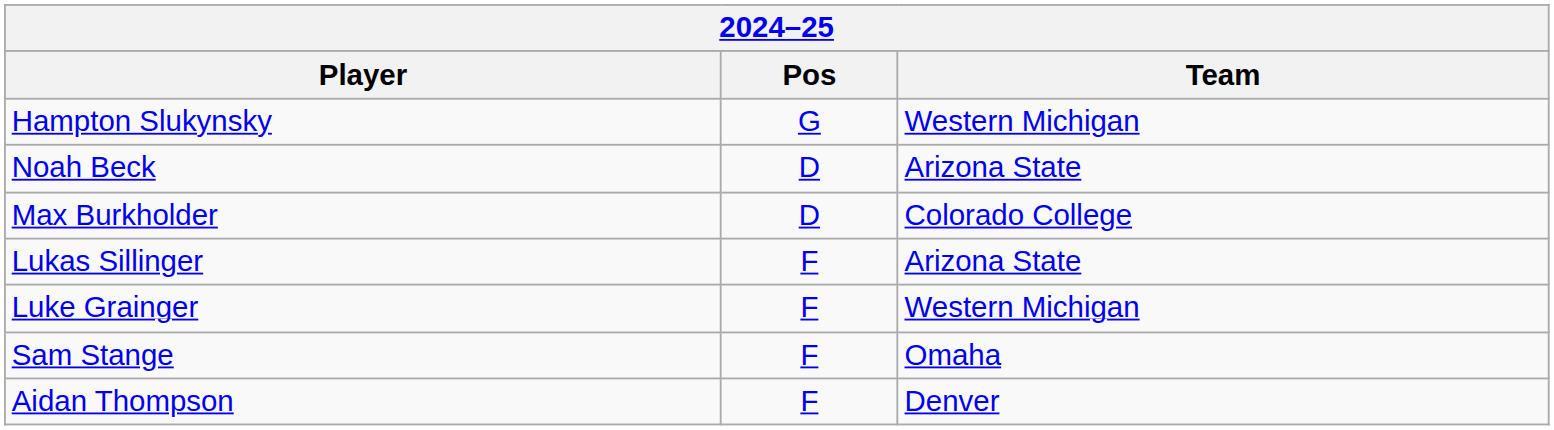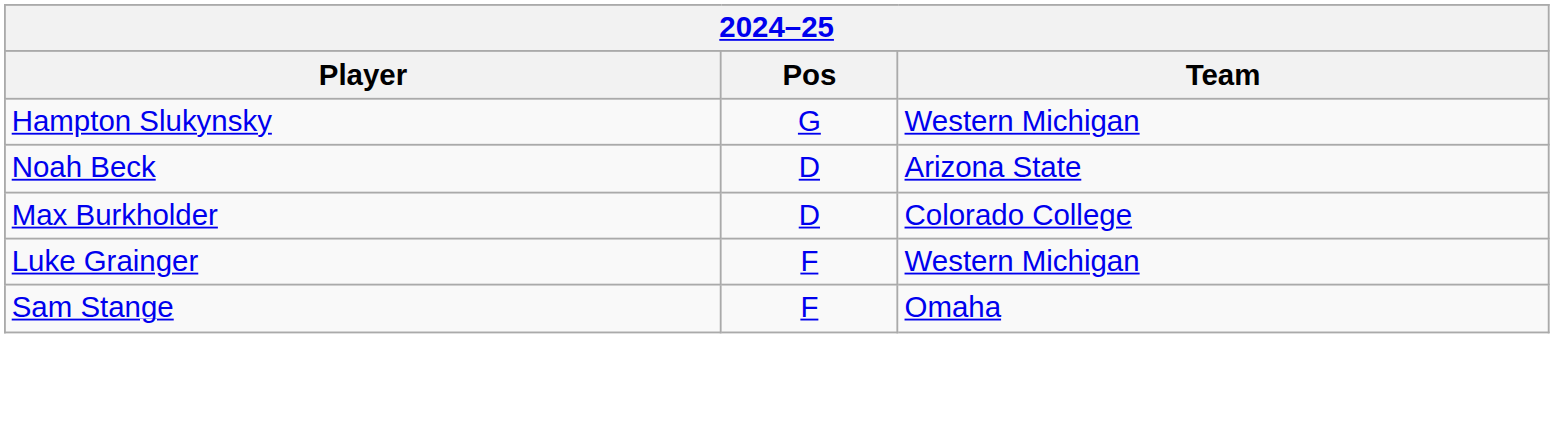- row: (107, 261)
- row: (123, 401)
